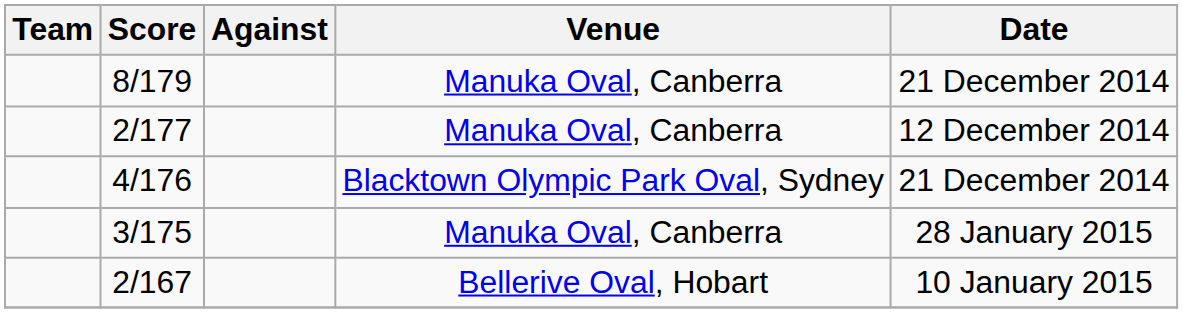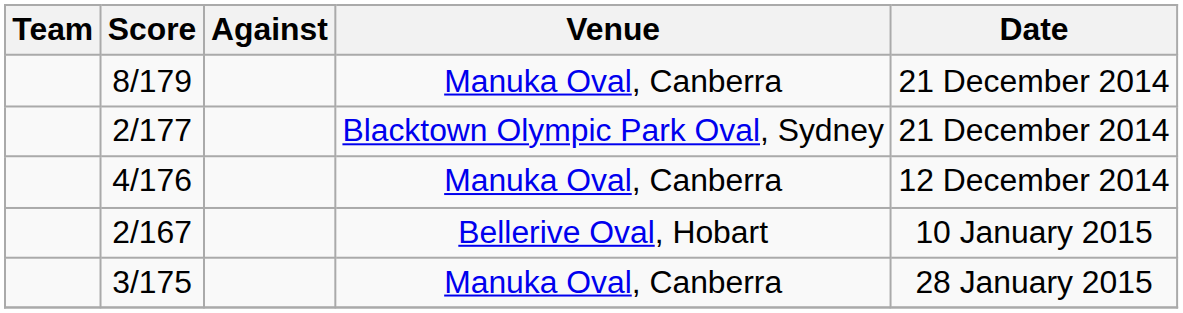(613, 130) Manuka Oval, Canberra -> (613, 130) Blacktown Olympic Park Oval, Sydney
(1034, 130) 12 December 2014 -> (1034, 130) 21 December 2014
(613, 181) Blacktown Olympic Park Oval, Sydney -> (613, 181) Manuka Oval, Canberra
(1034, 181) 21 December 2014 -> (1034, 181) 12 December 2014
rows swapped: (152, 231) <-> (152, 282)
